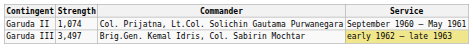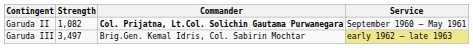(70, 24) 1,074 -> (70, 24) 1,082
(221, 24) normal -> (221, 24) bold
